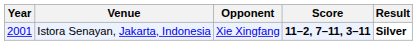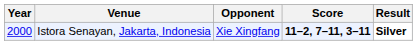(20, 31) 2001 -> (20, 31) 2000
